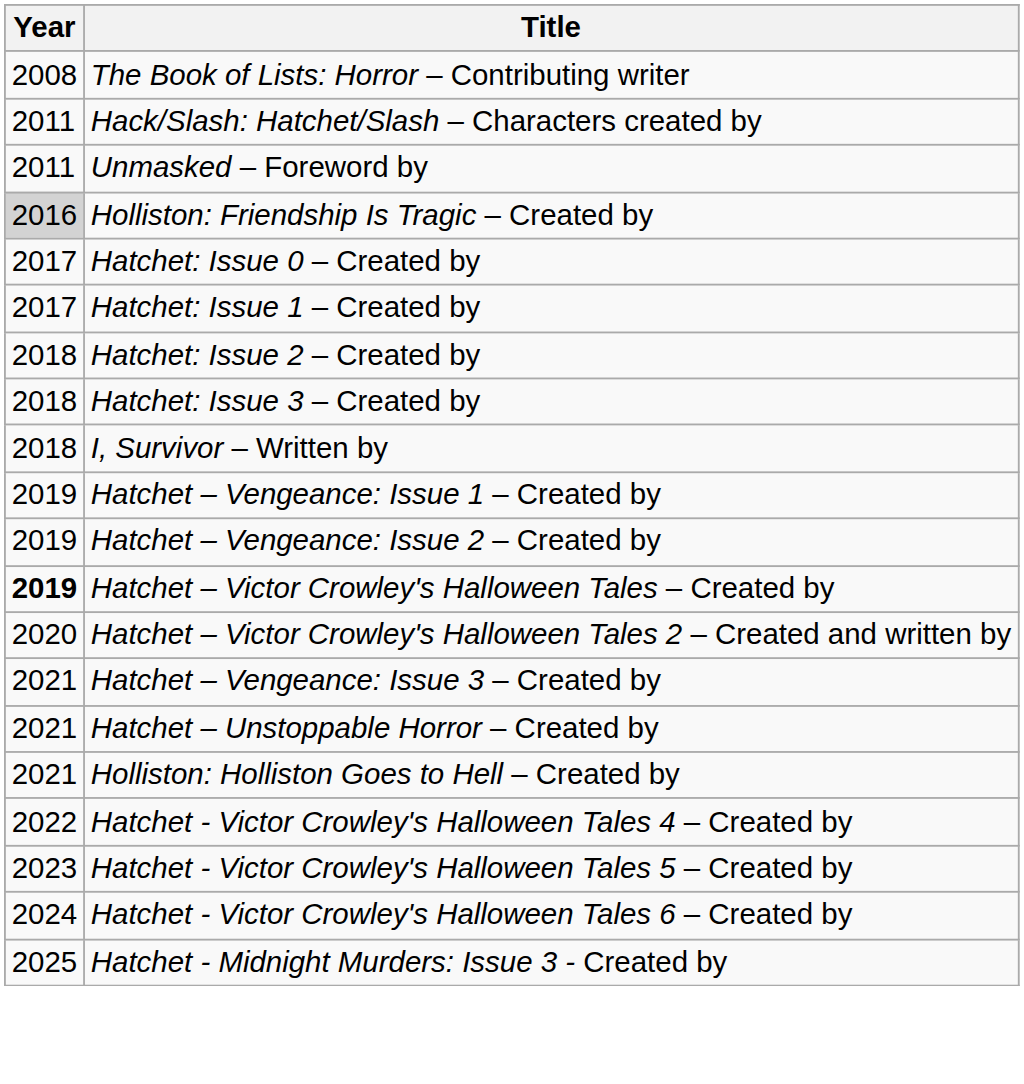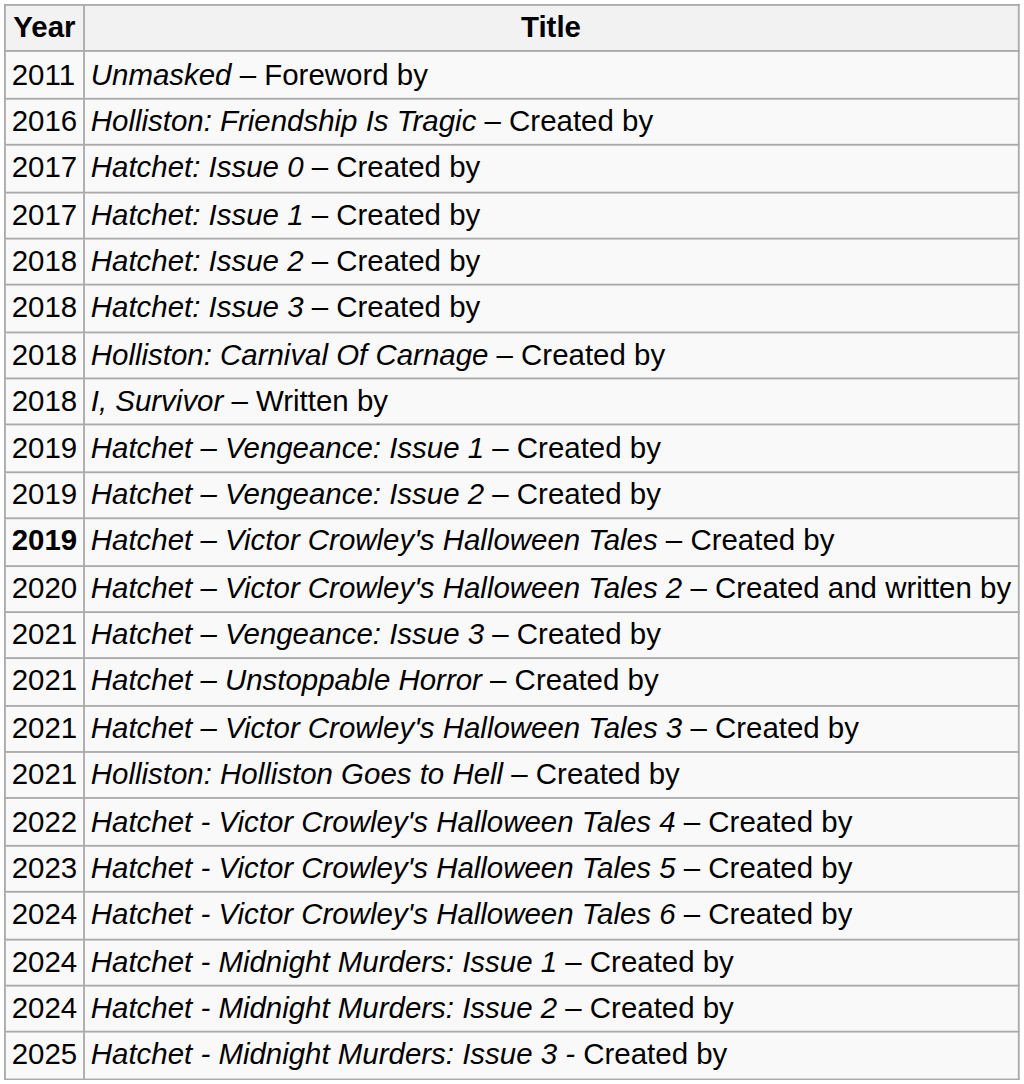- row: (390, 74)
- row: (426, 121)
(44, 214) lightgrey background -> (44, 121) no background
+ row: (378, 354)
+ row: (475, 728)
+ row: (412, 961)
+ row: (412, 1008)
